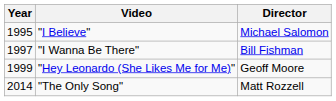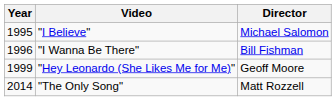(20, 50) 1997 -> (20, 50) 1996
